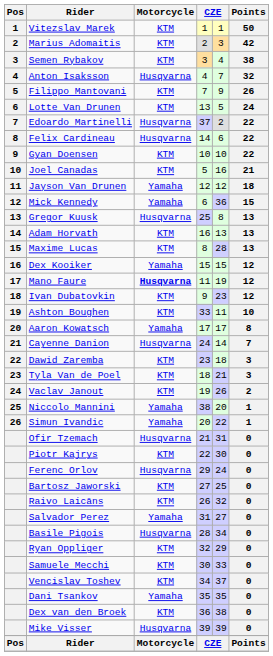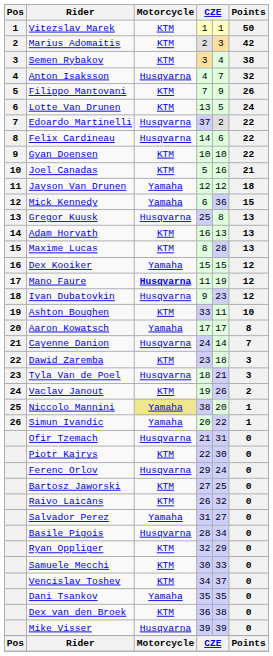(165, 297) KTM -> (165, 297) Husqvarna
(165, 376) KTM -> (165, 376) Husqvarna
(165, 407) no background -> (165, 407) khaki background
